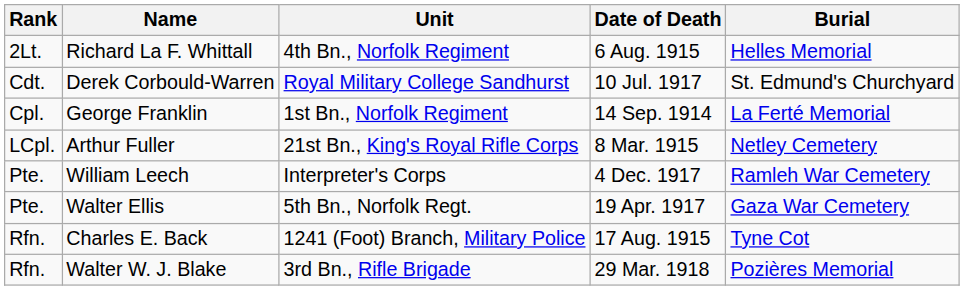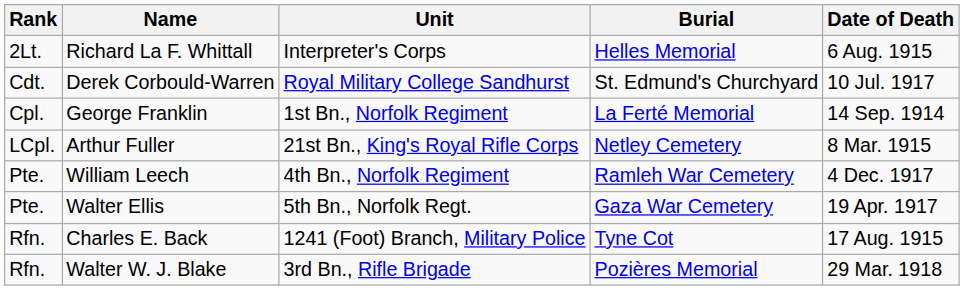columns swapped: (658, 20) <-> (842, 20)
(396, 51) 4th Bn., Norfolk Regiment -> (365, 51) Interpreter's Corps
(365, 176) Interpreter's Corps -> (396, 176) 4th Bn., Norfolk Regiment
